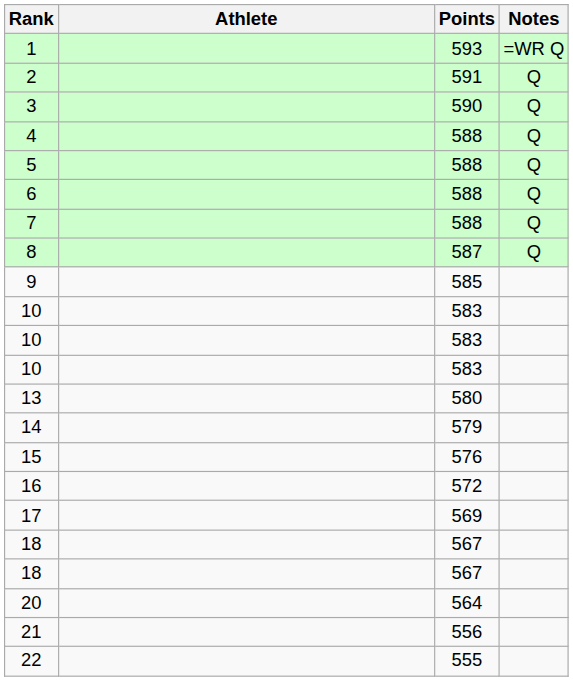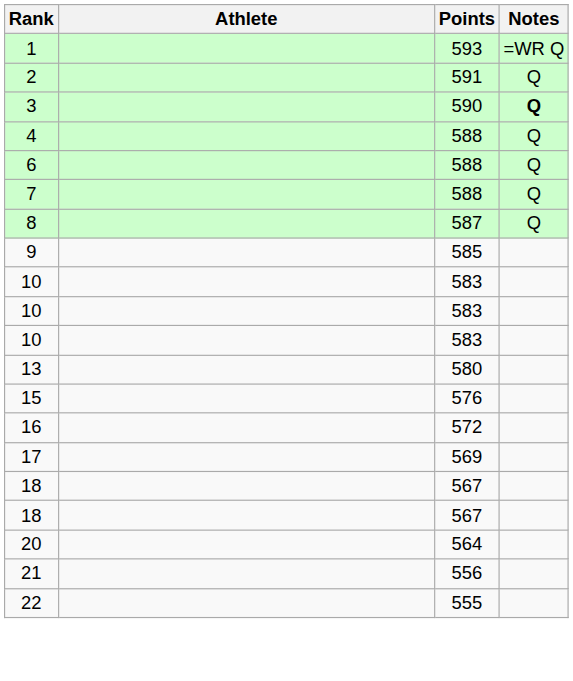(534, 106) normal -> (534, 106) bold
- row: (31, 164)
- row: (31, 427)
